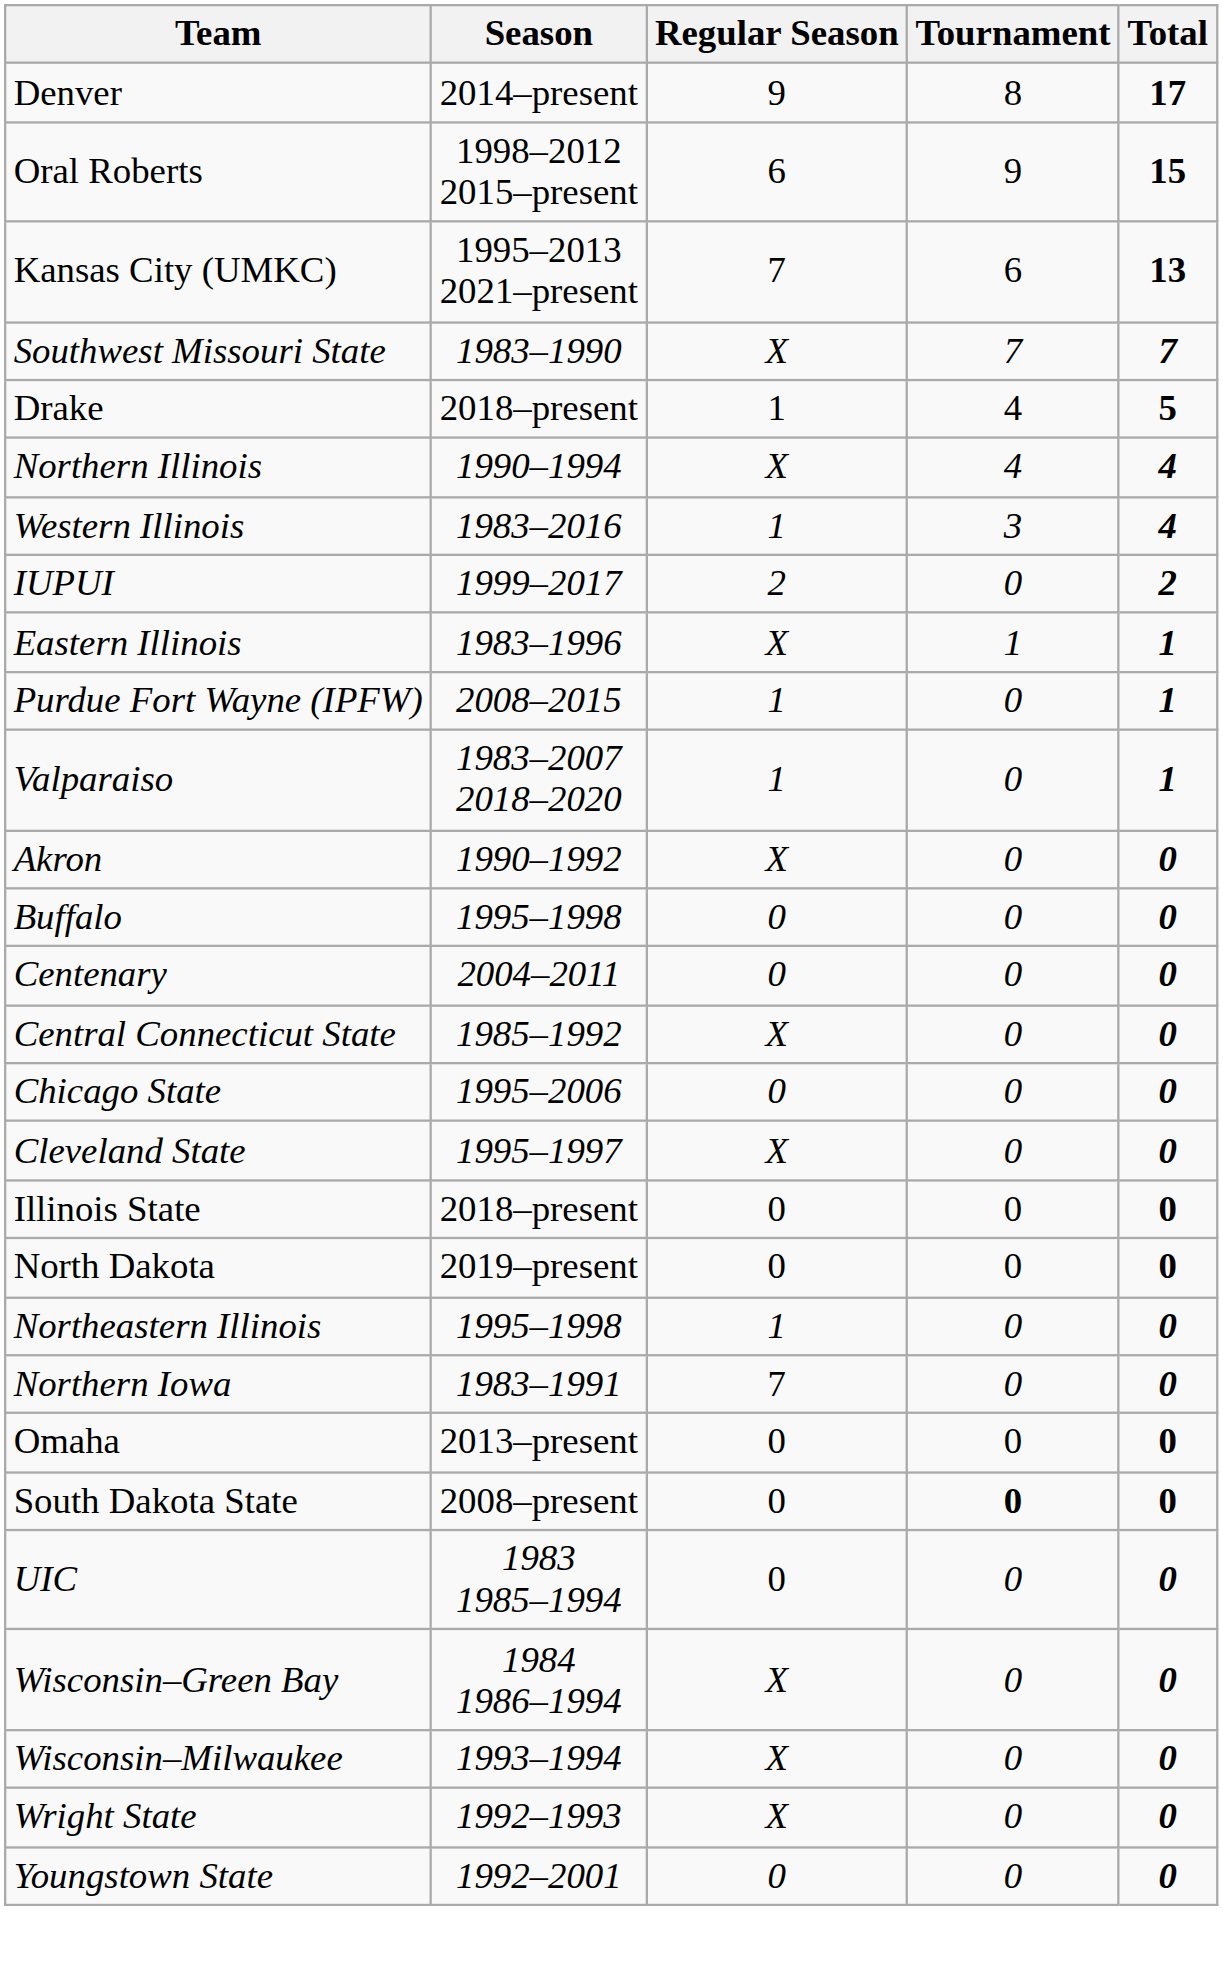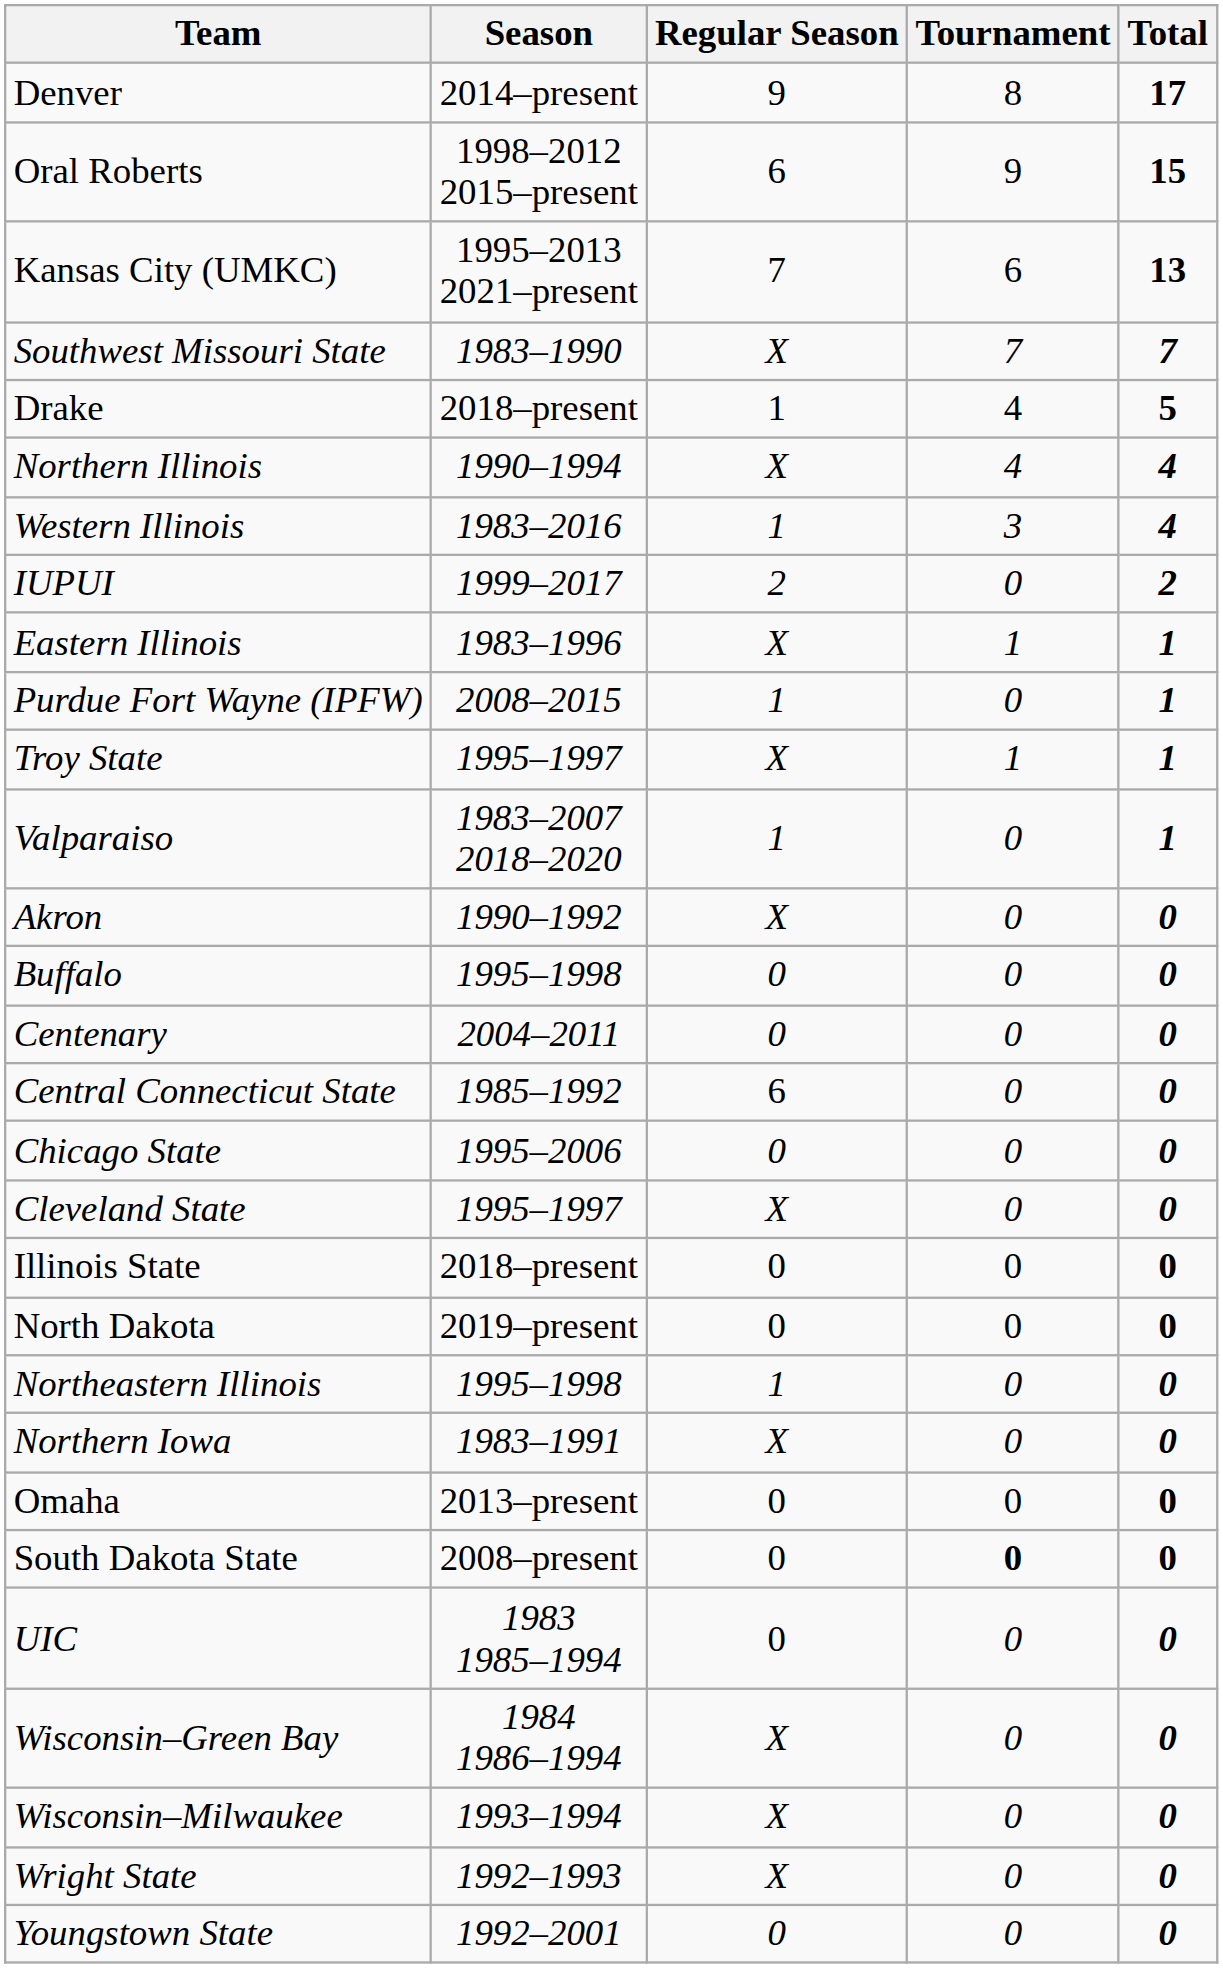+ row: (88, 758)
(777, 1033) X -> (777, 1091) 6
(777, 1383) 7 -> (777, 1441) X
